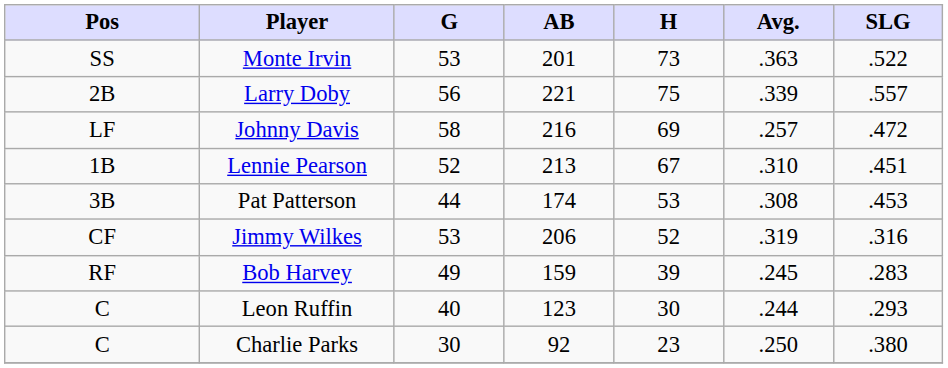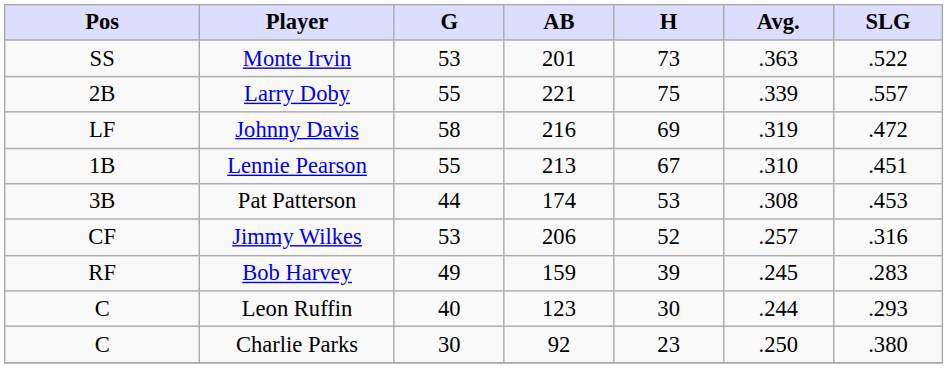(449, 93) 56 -> (449, 93) 55
(778, 129) .257 -> (778, 129) .319
(449, 165) 52 -> (449, 165) 55
(778, 237) .319 -> (778, 237) .257
